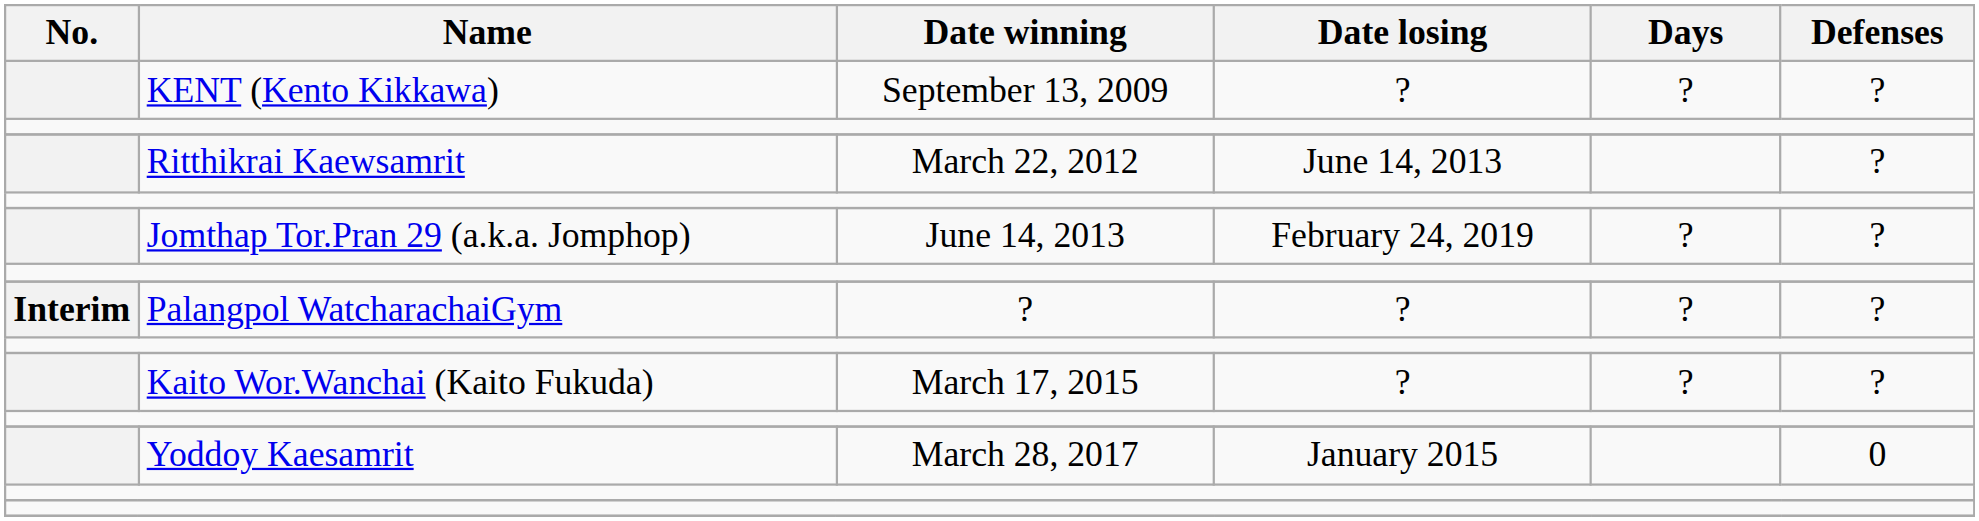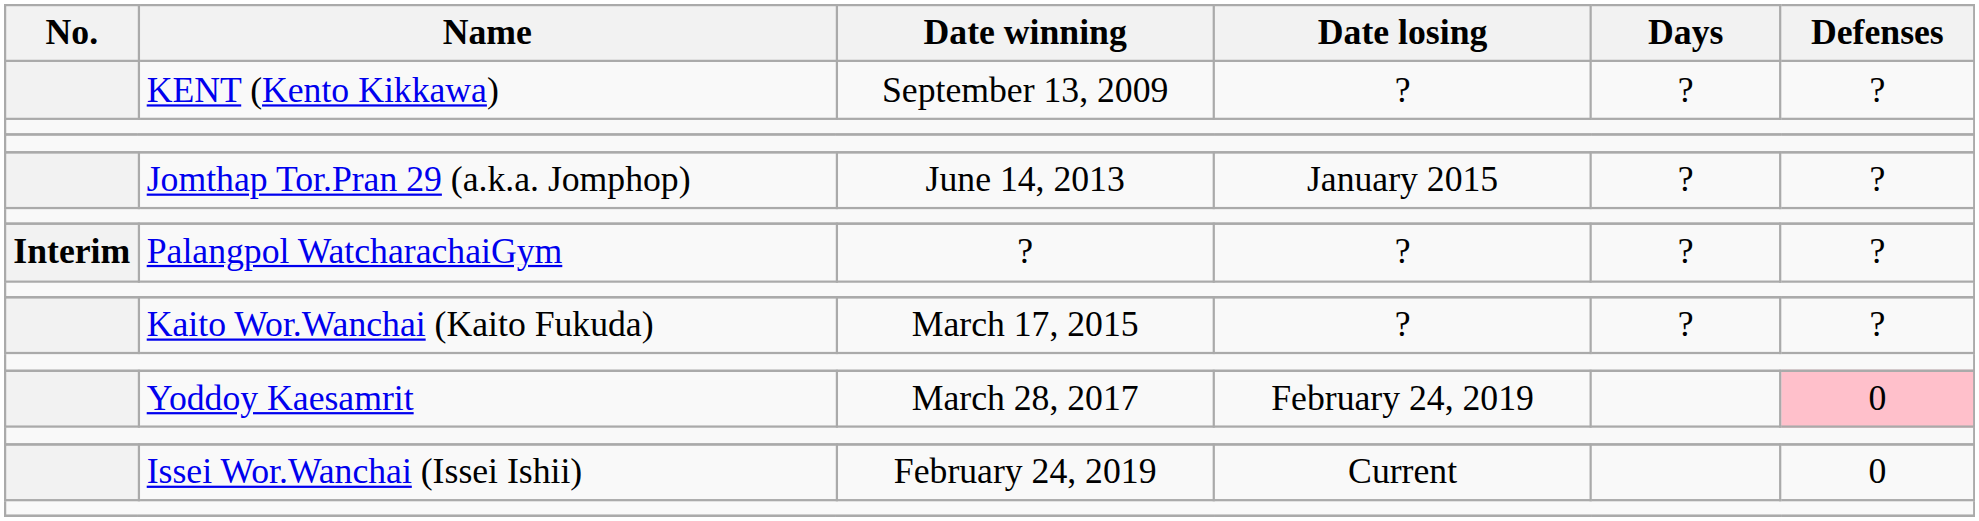- row: (306, 162)
(1403, 235) February 24, 2019 -> (1403, 178) January 2015
(1403, 454) January 2015 -> (1403, 397) February 24, 2019
(1877, 454) no background -> (1877, 397) pink background
+ row: (364, 470)
